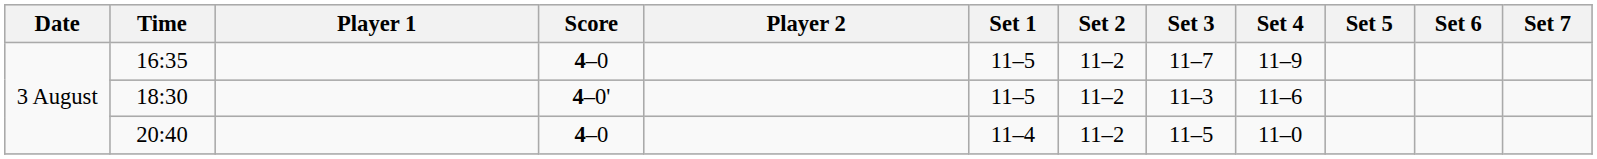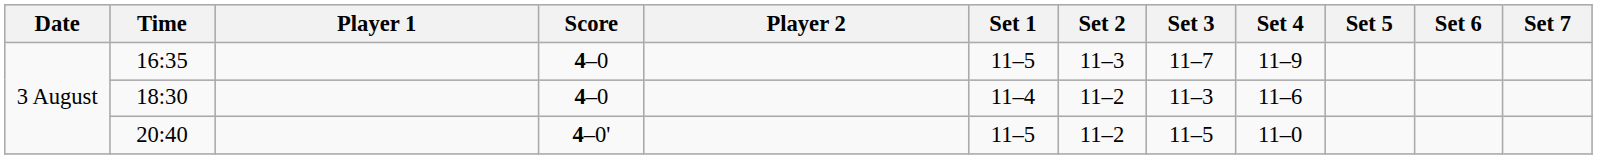(1102, 60) 11–2 -> (1102, 60) 11–3
(591, 98) 4–0' -> (591, 98) 4–0
(1013, 98) 11–5 -> (1013, 98) 11–4
(591, 135) 4–0 -> (591, 135) 4–0'
(1013, 135) 11–4 -> (1013, 135) 11–5
